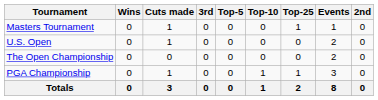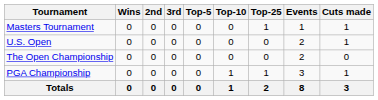columns swapped: (362, 12) <-> (169, 12)
